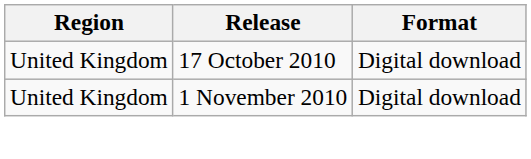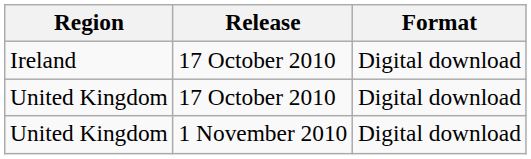+ row: (43, 60)
